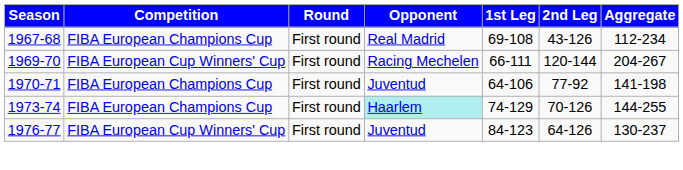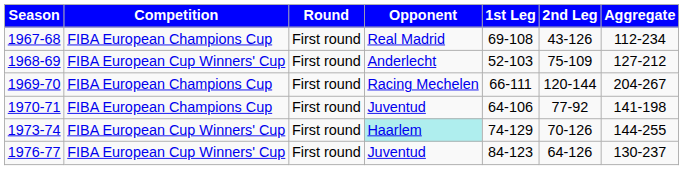+ row: (34, 61)
(176, 61) FIBA European Cup Winners' Cup -> (170, 84) FIBA European Champions Cup
(170, 107) FIBA European Champions Cup -> (176, 130) FIBA European Cup Winners' Cup
